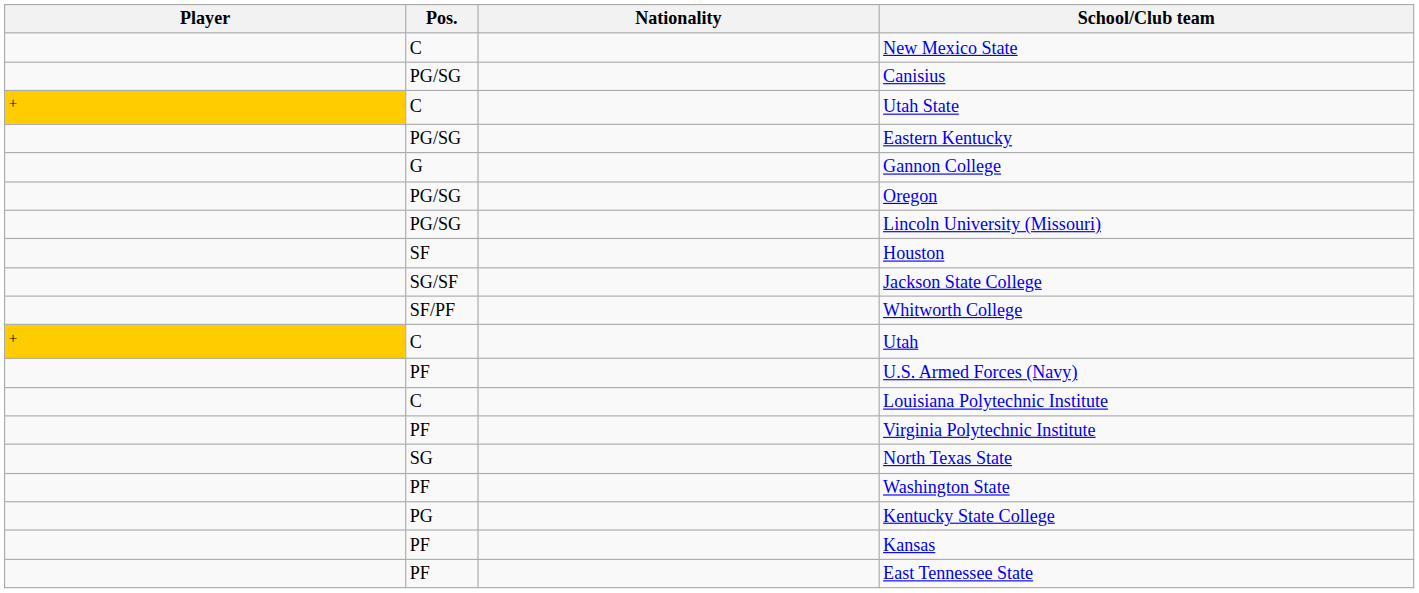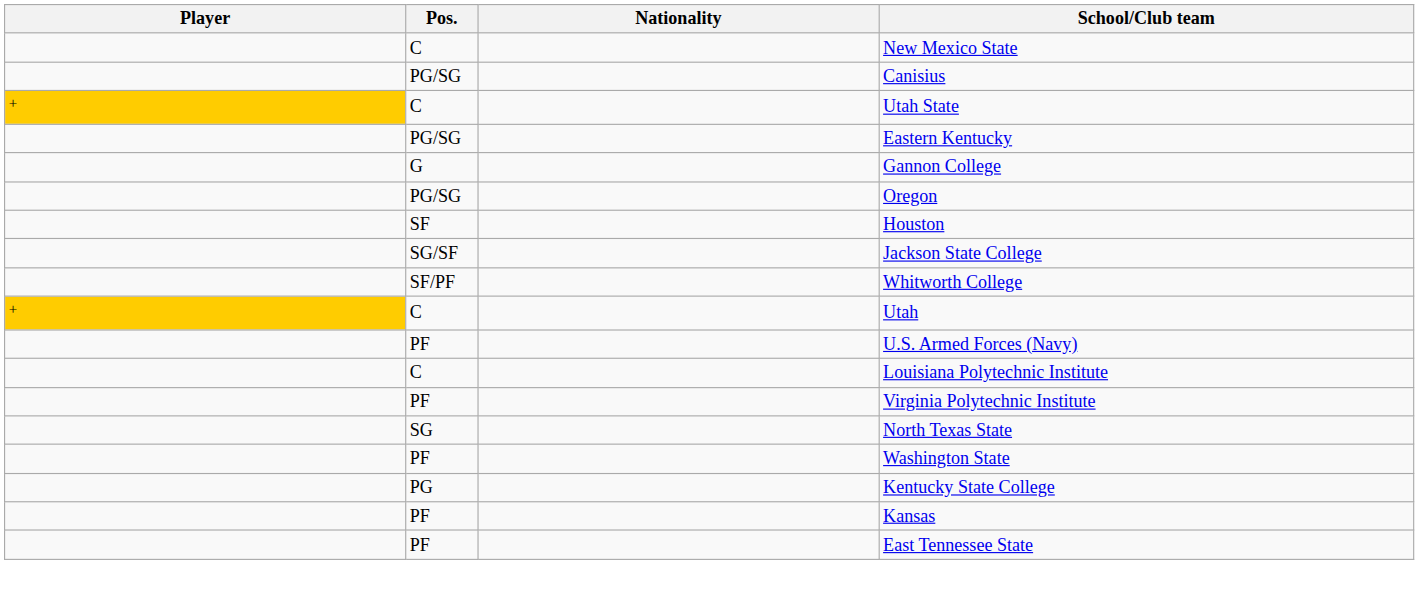- row: (992, 224)
